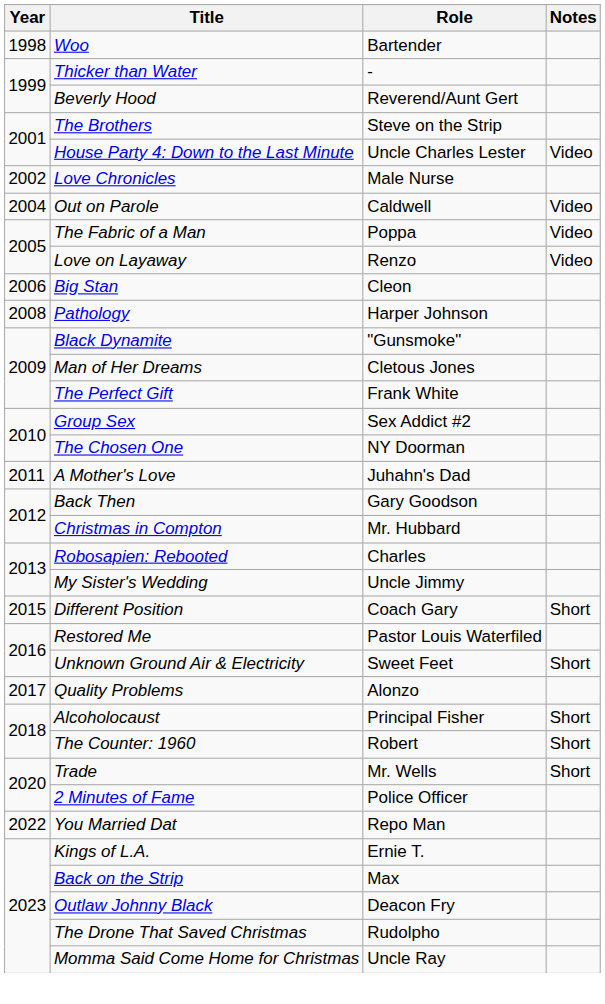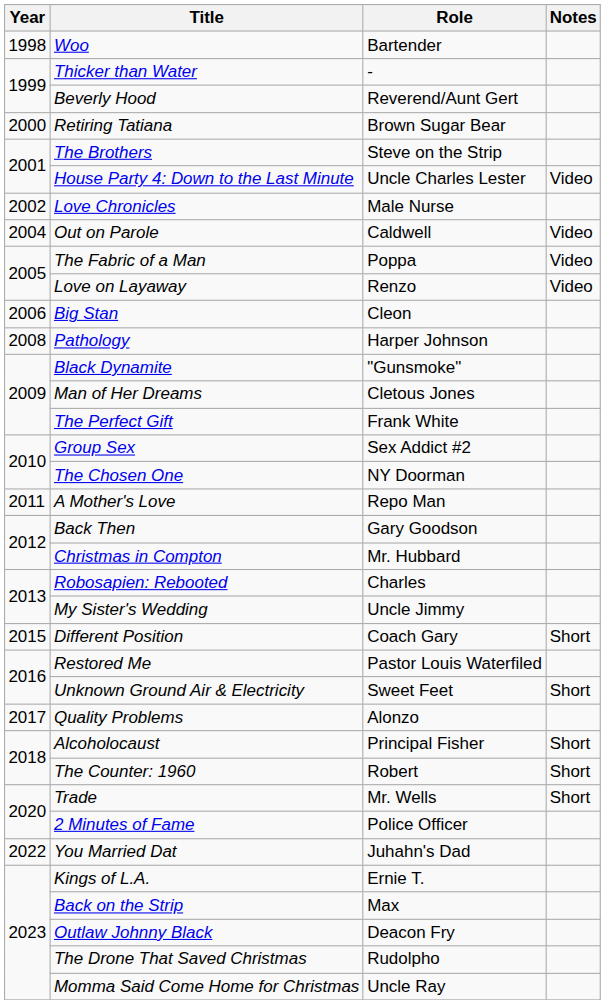+ row: (113, 125)
(419, 475) Juhahn's Dad -> (406, 502) Repo Man
(406, 824) Repo Man -> (419, 851) Juhahn's Dad
